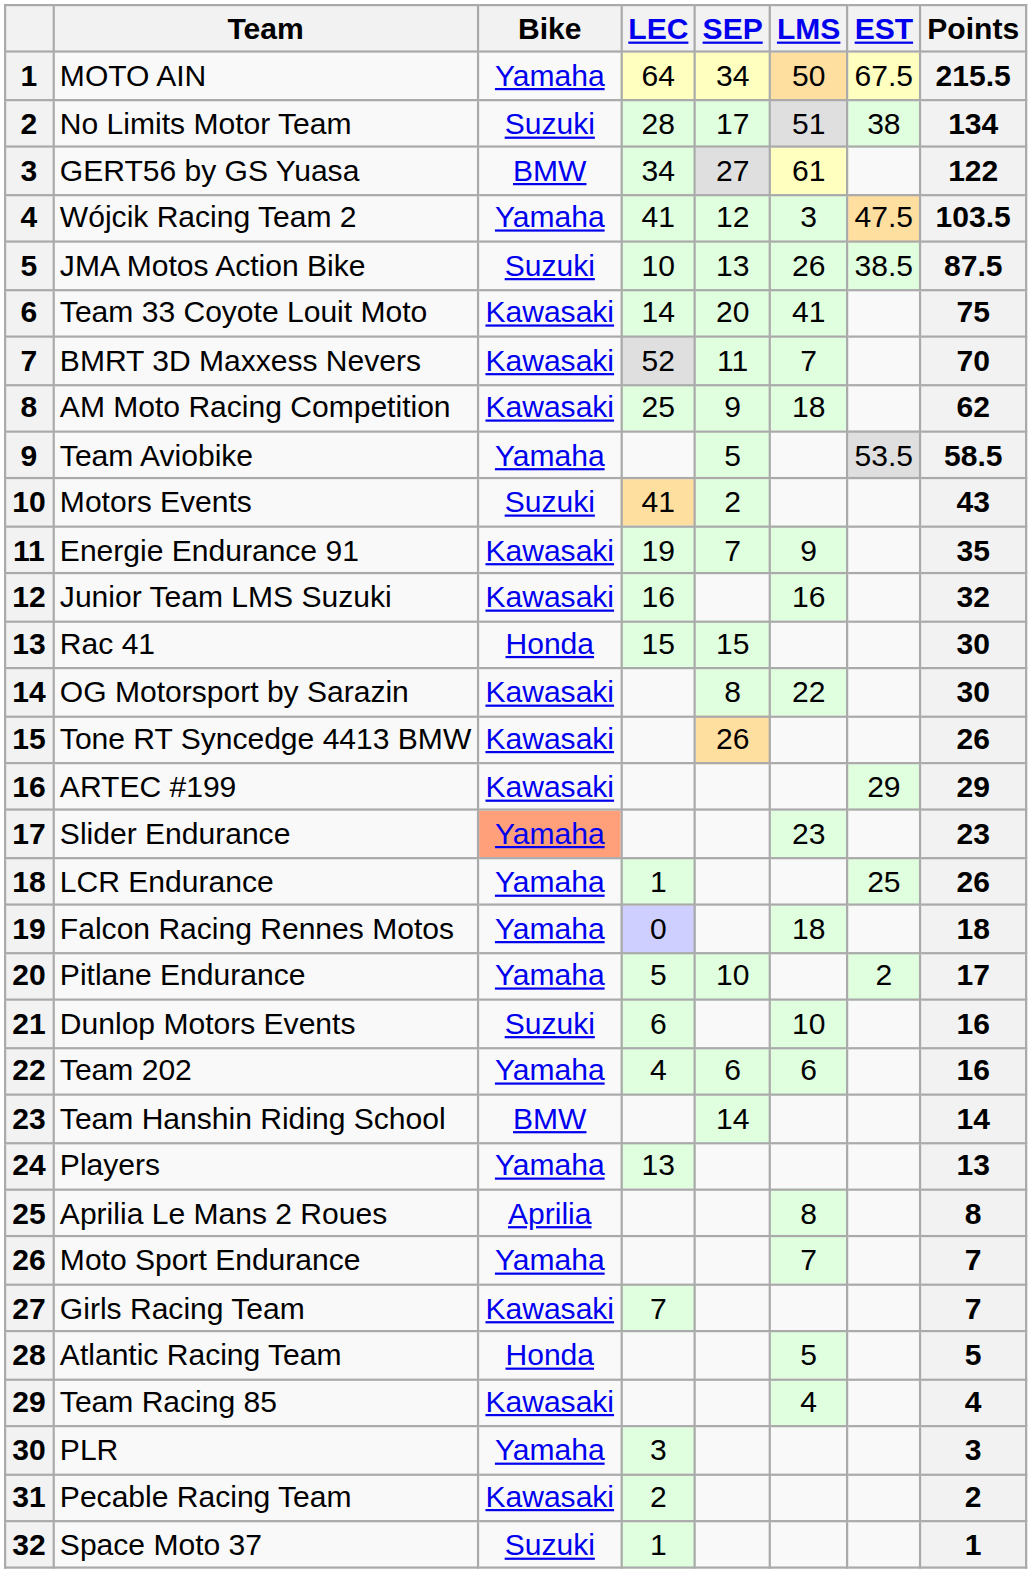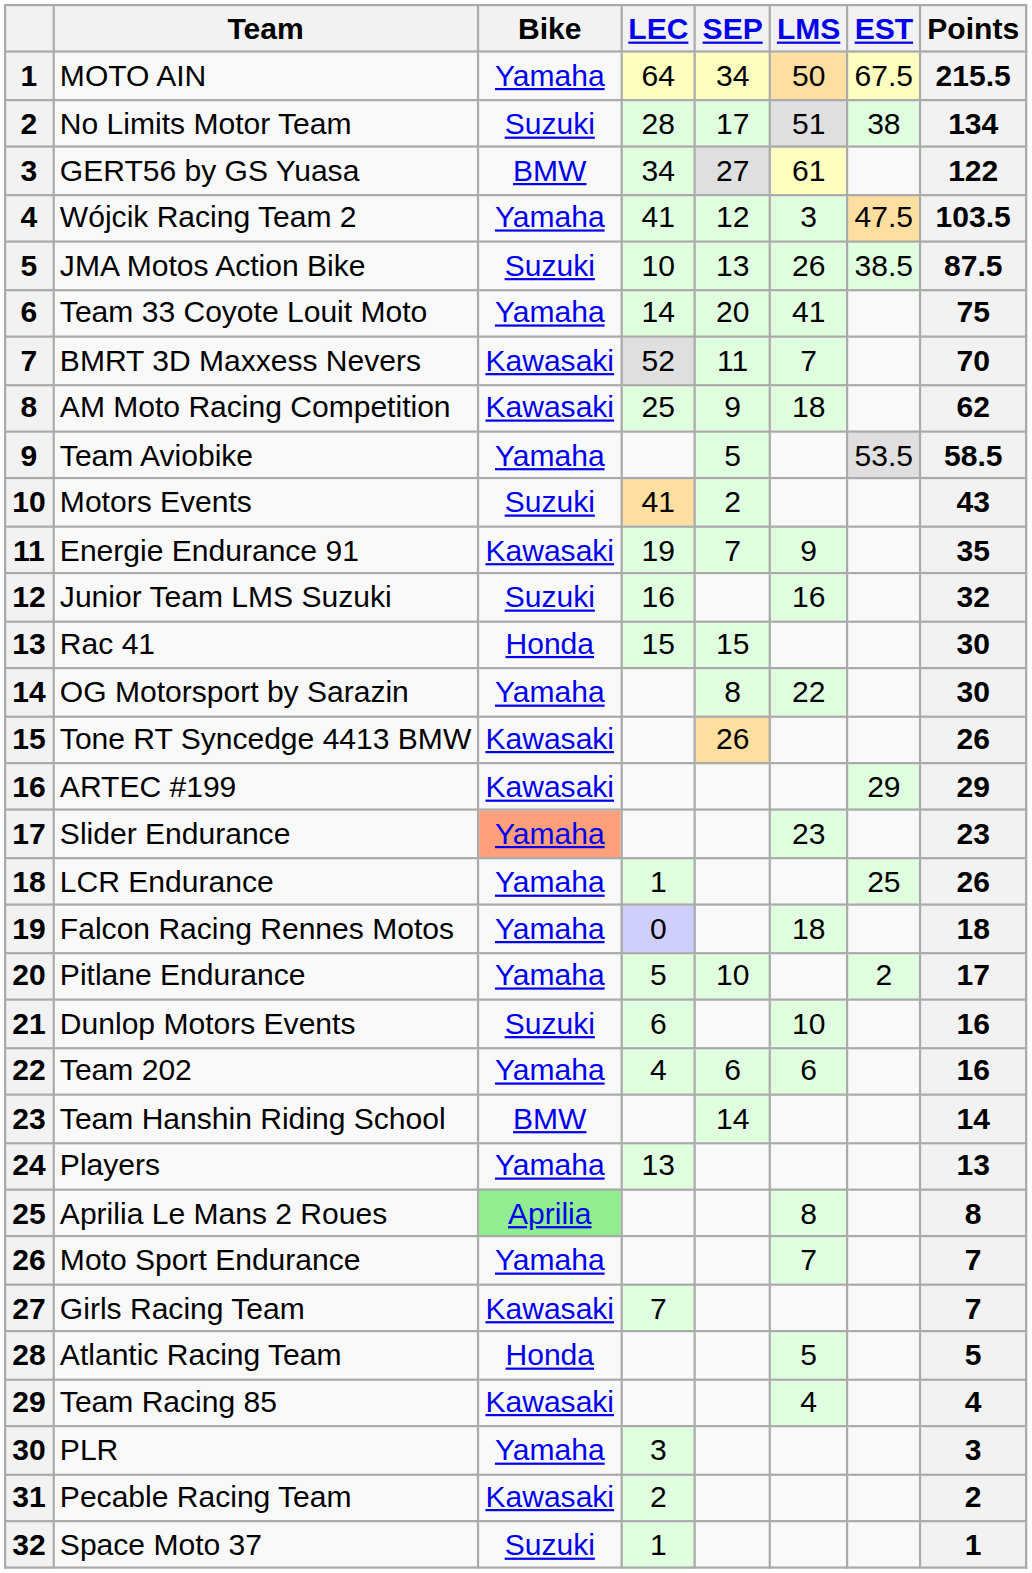(550, 313) Kawasaki -> (550, 313) Yamaha
(550, 597) Kawasaki -> (550, 597) Suzuki
(550, 692) Kawasaki -> (550, 692) Yamaha
(550, 1213) no background -> (550, 1213) lightgreen background
